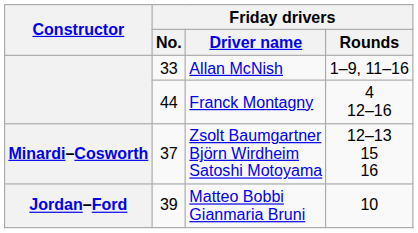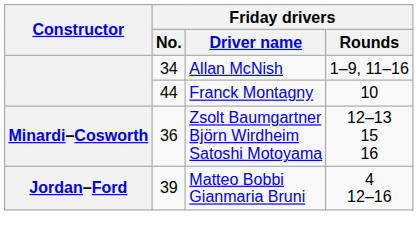(169, 67) 33 -> (169, 67) 34
(369, 102) 4 12–16 -> (369, 93) 10
(169, 153) 37 -> (169, 136) 36
(369, 205) 10 -> (369, 188) 4 12–16
